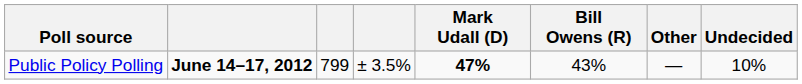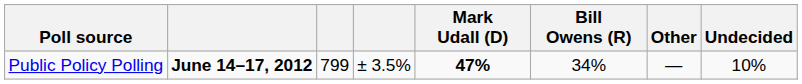(589, 65) 43% -> (589, 65) 34%
